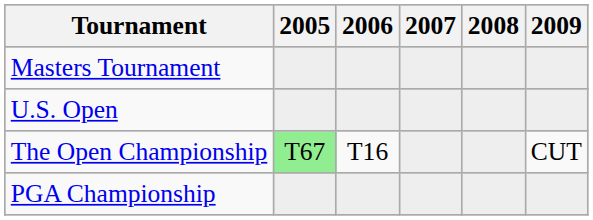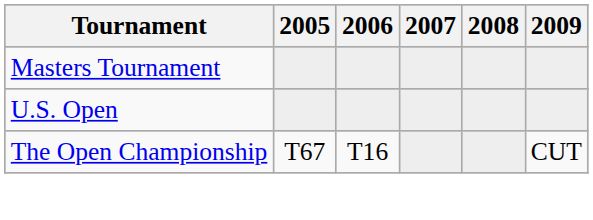(305, 152) lightgreen background -> (305, 152) no background
- row: (113, 194)
